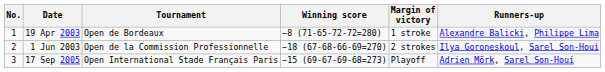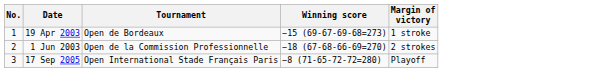- column: (519, 16)
(332, 34) −8 (71-65-72-72=280) -> (334, 34) −15 (69-67-69-68=273)
(334, 61) −15 (69-67-69-68=273) -> (332, 61) −8 (71-65-72-72=280)
